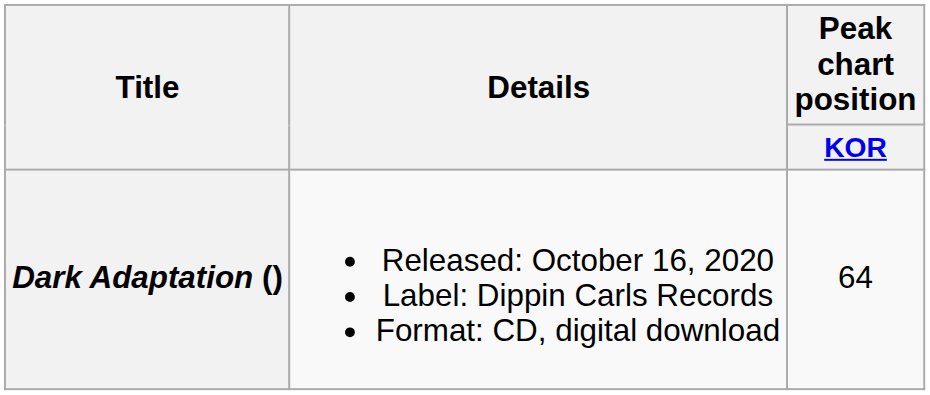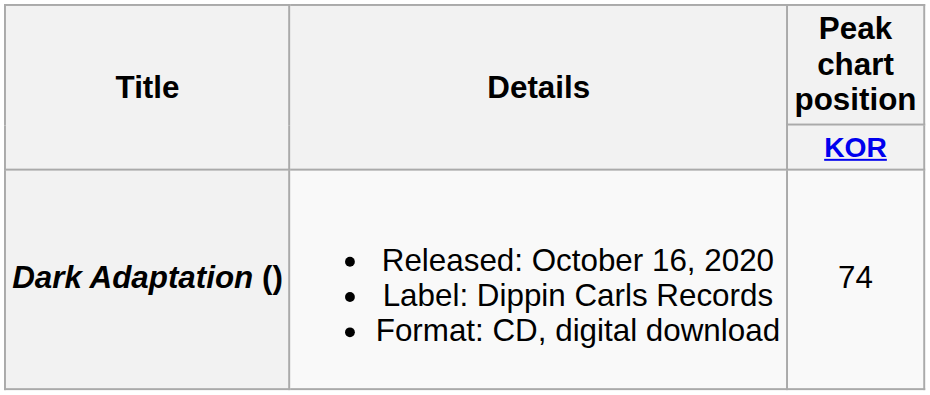(856, 278) 64 -> (856, 278) 74
